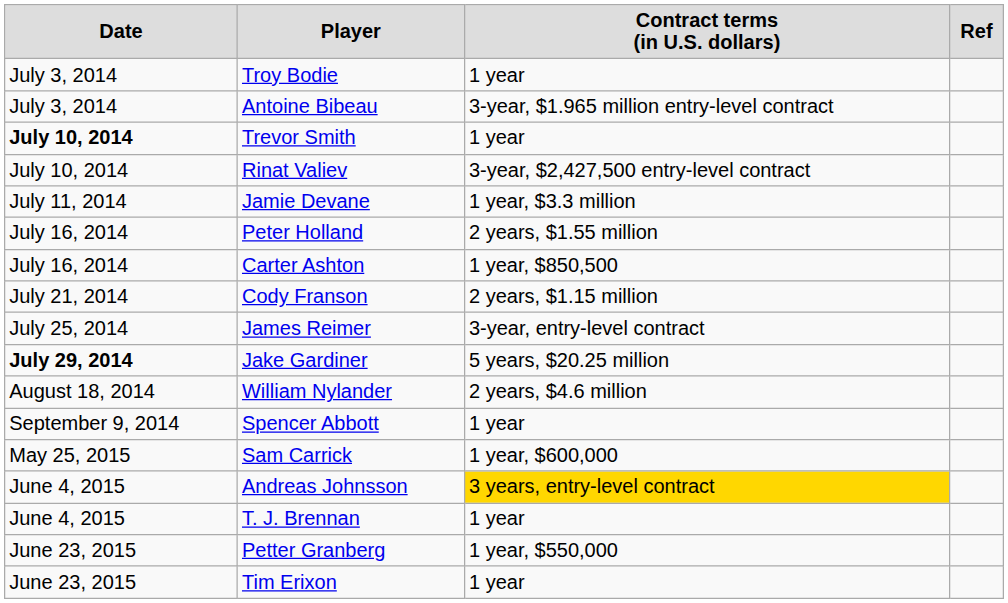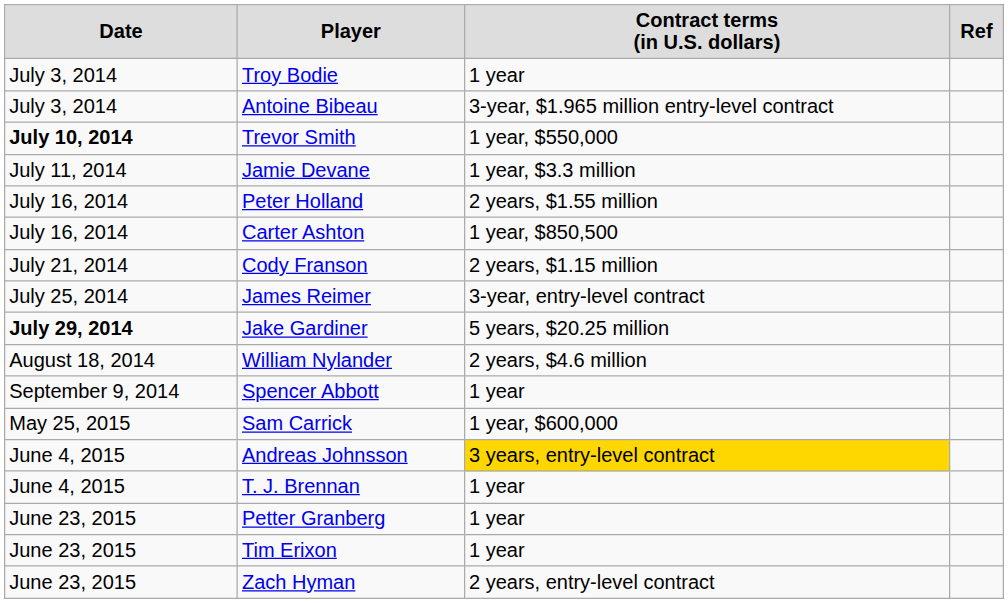(497, 138) 1 year -> (543, 138) 1 year, $550,000
- row: (295, 169)
(543, 550) 1 year, $550,000 -> (497, 518) 1 year
+ row: (299, 582)
